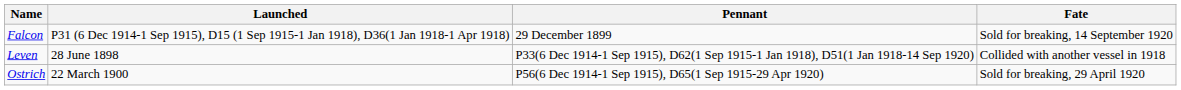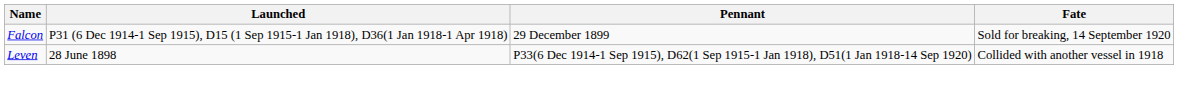- row: (26, 74)
